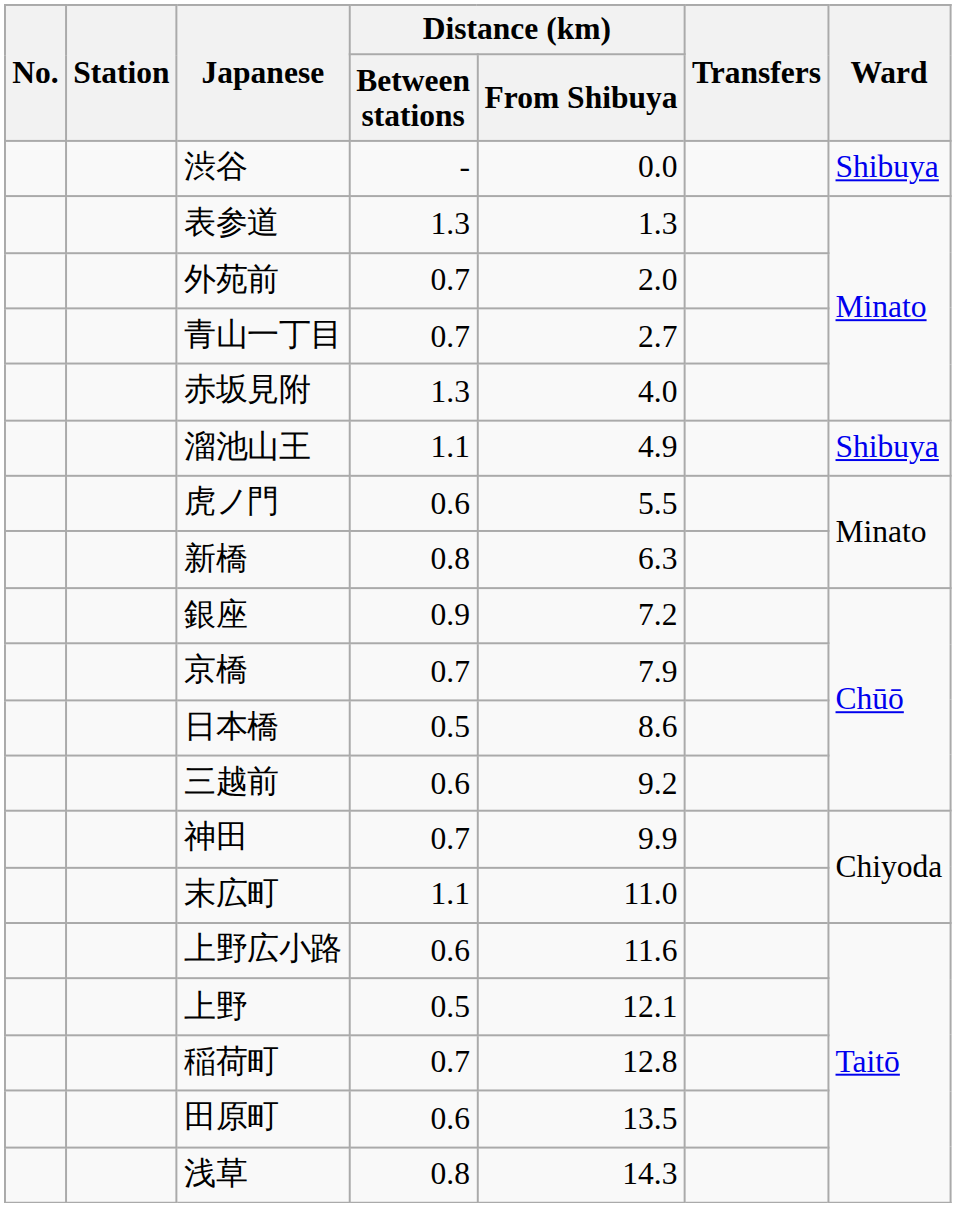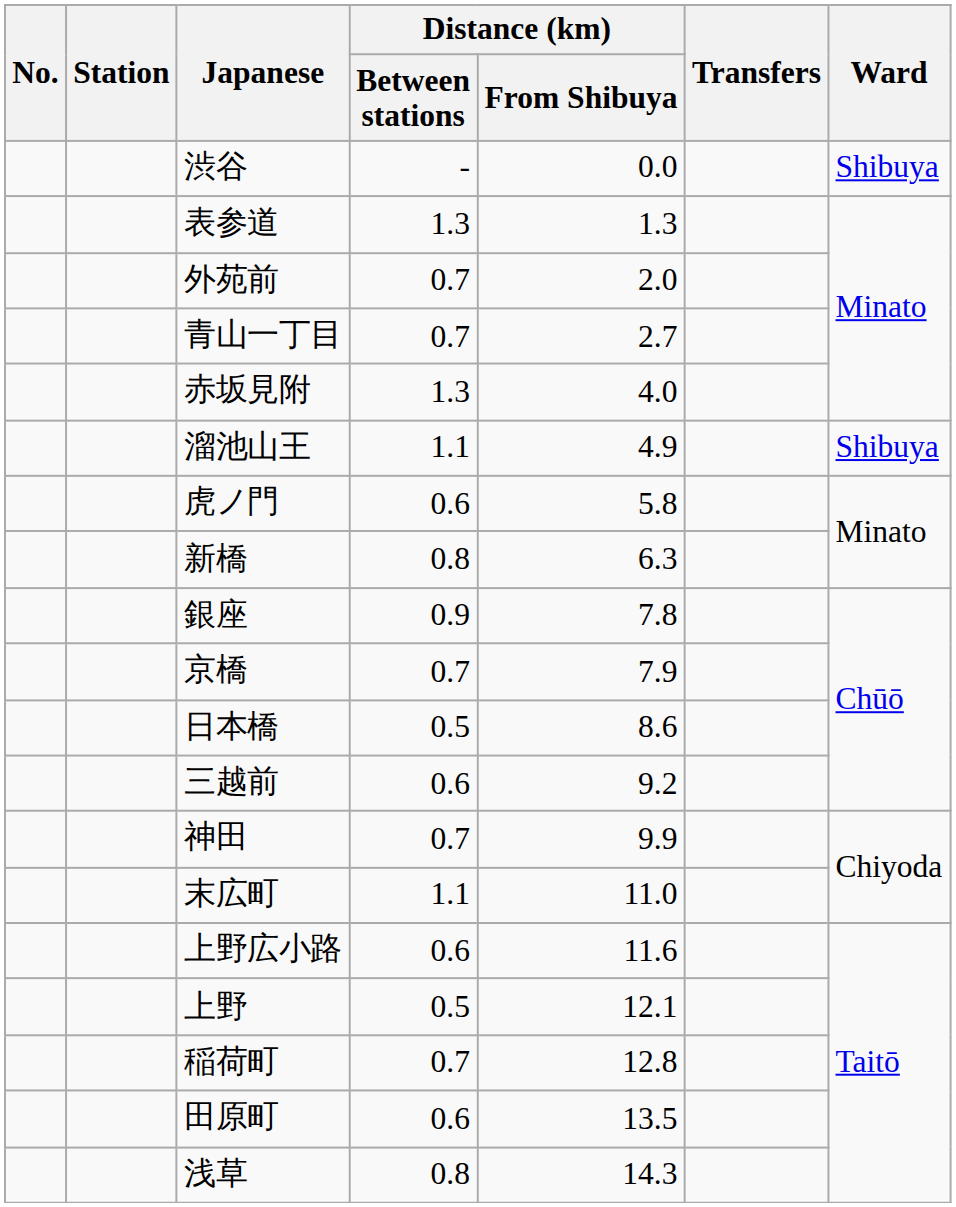(658, 503) 5.5 -> (658, 503) 5.8
(658, 615) 7.2 -> (658, 615) 7.8
